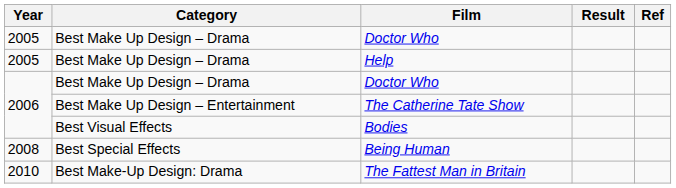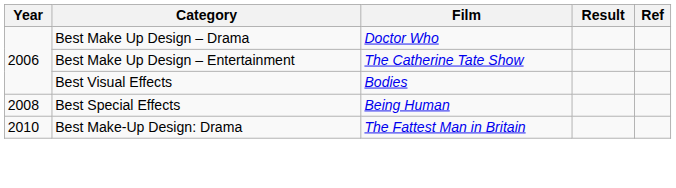- row: (23, 37)
- row: (23, 60)
